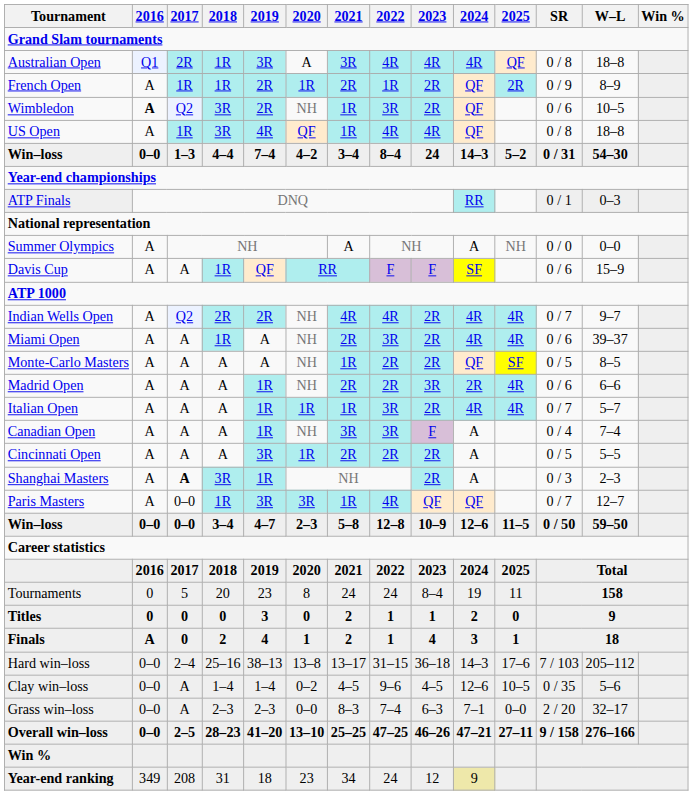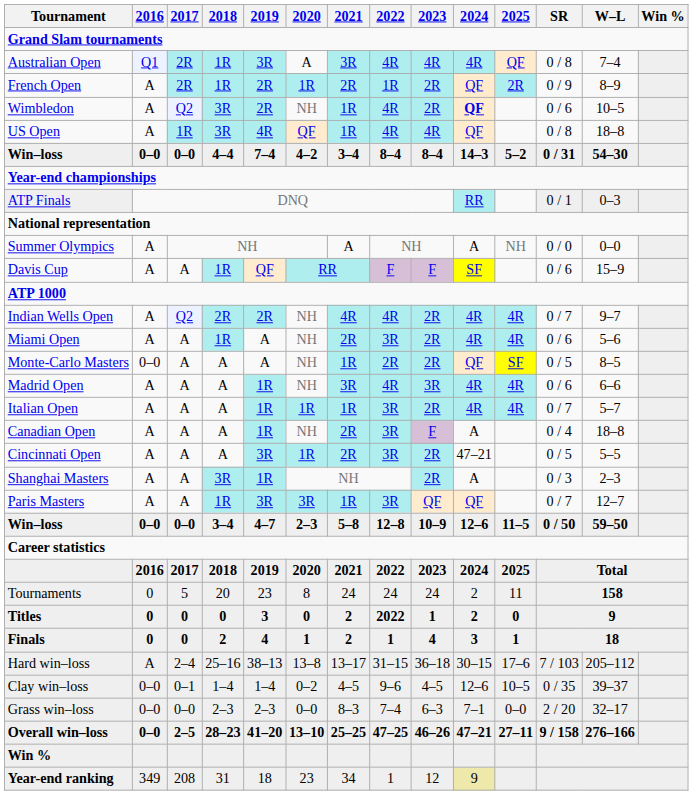(610, 62) 18–8 -> (610, 62) 7–4
(185, 85) 1R -> (185, 85) 2R
(150, 108) bold -> (150, 108) normal
(390, 108) 3R -> (390, 108) 4R
(474, 108) normal -> (474, 108) bold
(184, 155) 1–3 -> (184, 155) 0–0
(432, 155) 24 -> (432, 155) 8–4
(610, 340) 39–37 -> (610, 340) 5–6
(150, 363) A -> (150, 363) 0–0
(349, 386) 2R -> (349, 386) 3R
(390, 386) 2R -> (390, 386) 4R
(474, 386) 2R -> (474, 386) 4R
(349, 432) 3R -> (349, 432) 2R
(610, 432) 7–4 -> (610, 432) 18–8
(390, 455) 2R -> (390, 455) 3R
(474, 455) A -> (474, 455) 47–21
(185, 478) bold -> (185, 478) normal
(184, 501) 0–0 -> (185, 501) A
(390, 501) 4R -> (390, 501) 3R
(432, 594) 8–4 -> (432, 594) 24
(474, 594) 19 -> (474, 594) 2
(390, 617) 1 -> (390, 617) 2022
(150, 640) A -> (150, 640) 0
(150, 663) 0–0 -> (150, 663) A
(474, 663) 14–3 -> (474, 663) 30–15
(185, 686) A -> (184, 686) 0–1
(610, 686) 5–6 -> (610, 686) 39–37
(185, 709) A -> (184, 709) 0–0
(390, 779) 24 -> (390, 779) 1
